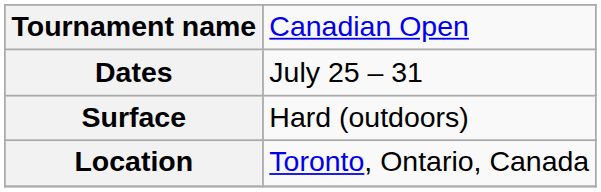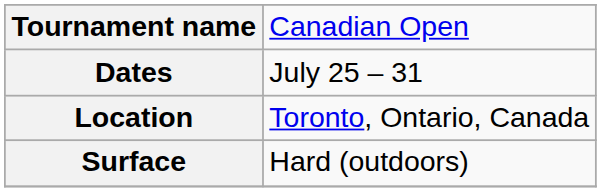rows swapped: (134, 117) <-> (134, 162)
